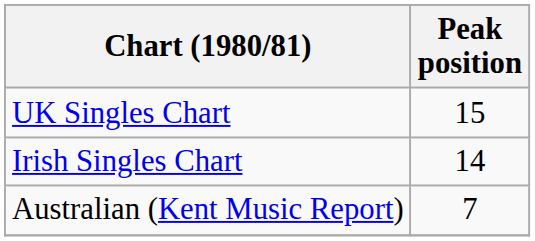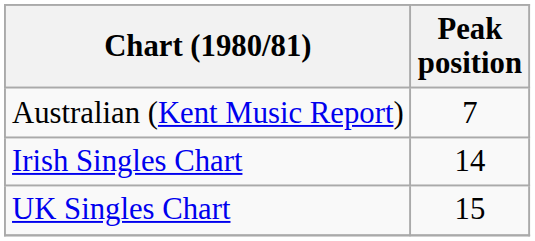rows swapped: (208, 209) <-> (121, 112)
